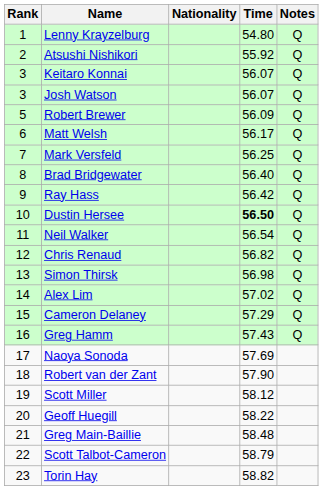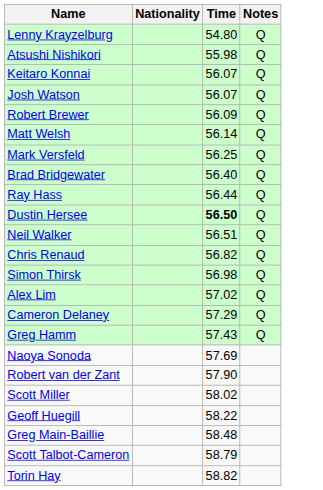- column: (23, 14)
(258, 54) 55.92 -> (221, 54) 55.98
(258, 134) 56.17 -> (221, 134) 56.14
(258, 194) 56.42 -> (221, 194) 56.44
(258, 235) 56.54 -> (221, 235) 56.51
(258, 395) 58.12 -> (221, 395) 58.02
